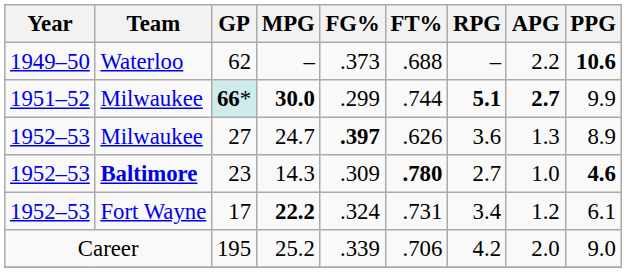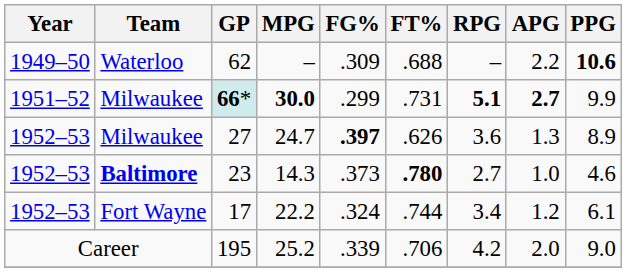(360, 61) .373 -> (360, 61) .309
(422, 98) .744 -> (422, 98) .731
(360, 173) .309 -> (360, 173) .373
(602, 173) bold -> (602, 173) normal
(295, 211) bold -> (295, 211) normal
(422, 211) .731 -> (422, 211) .744
